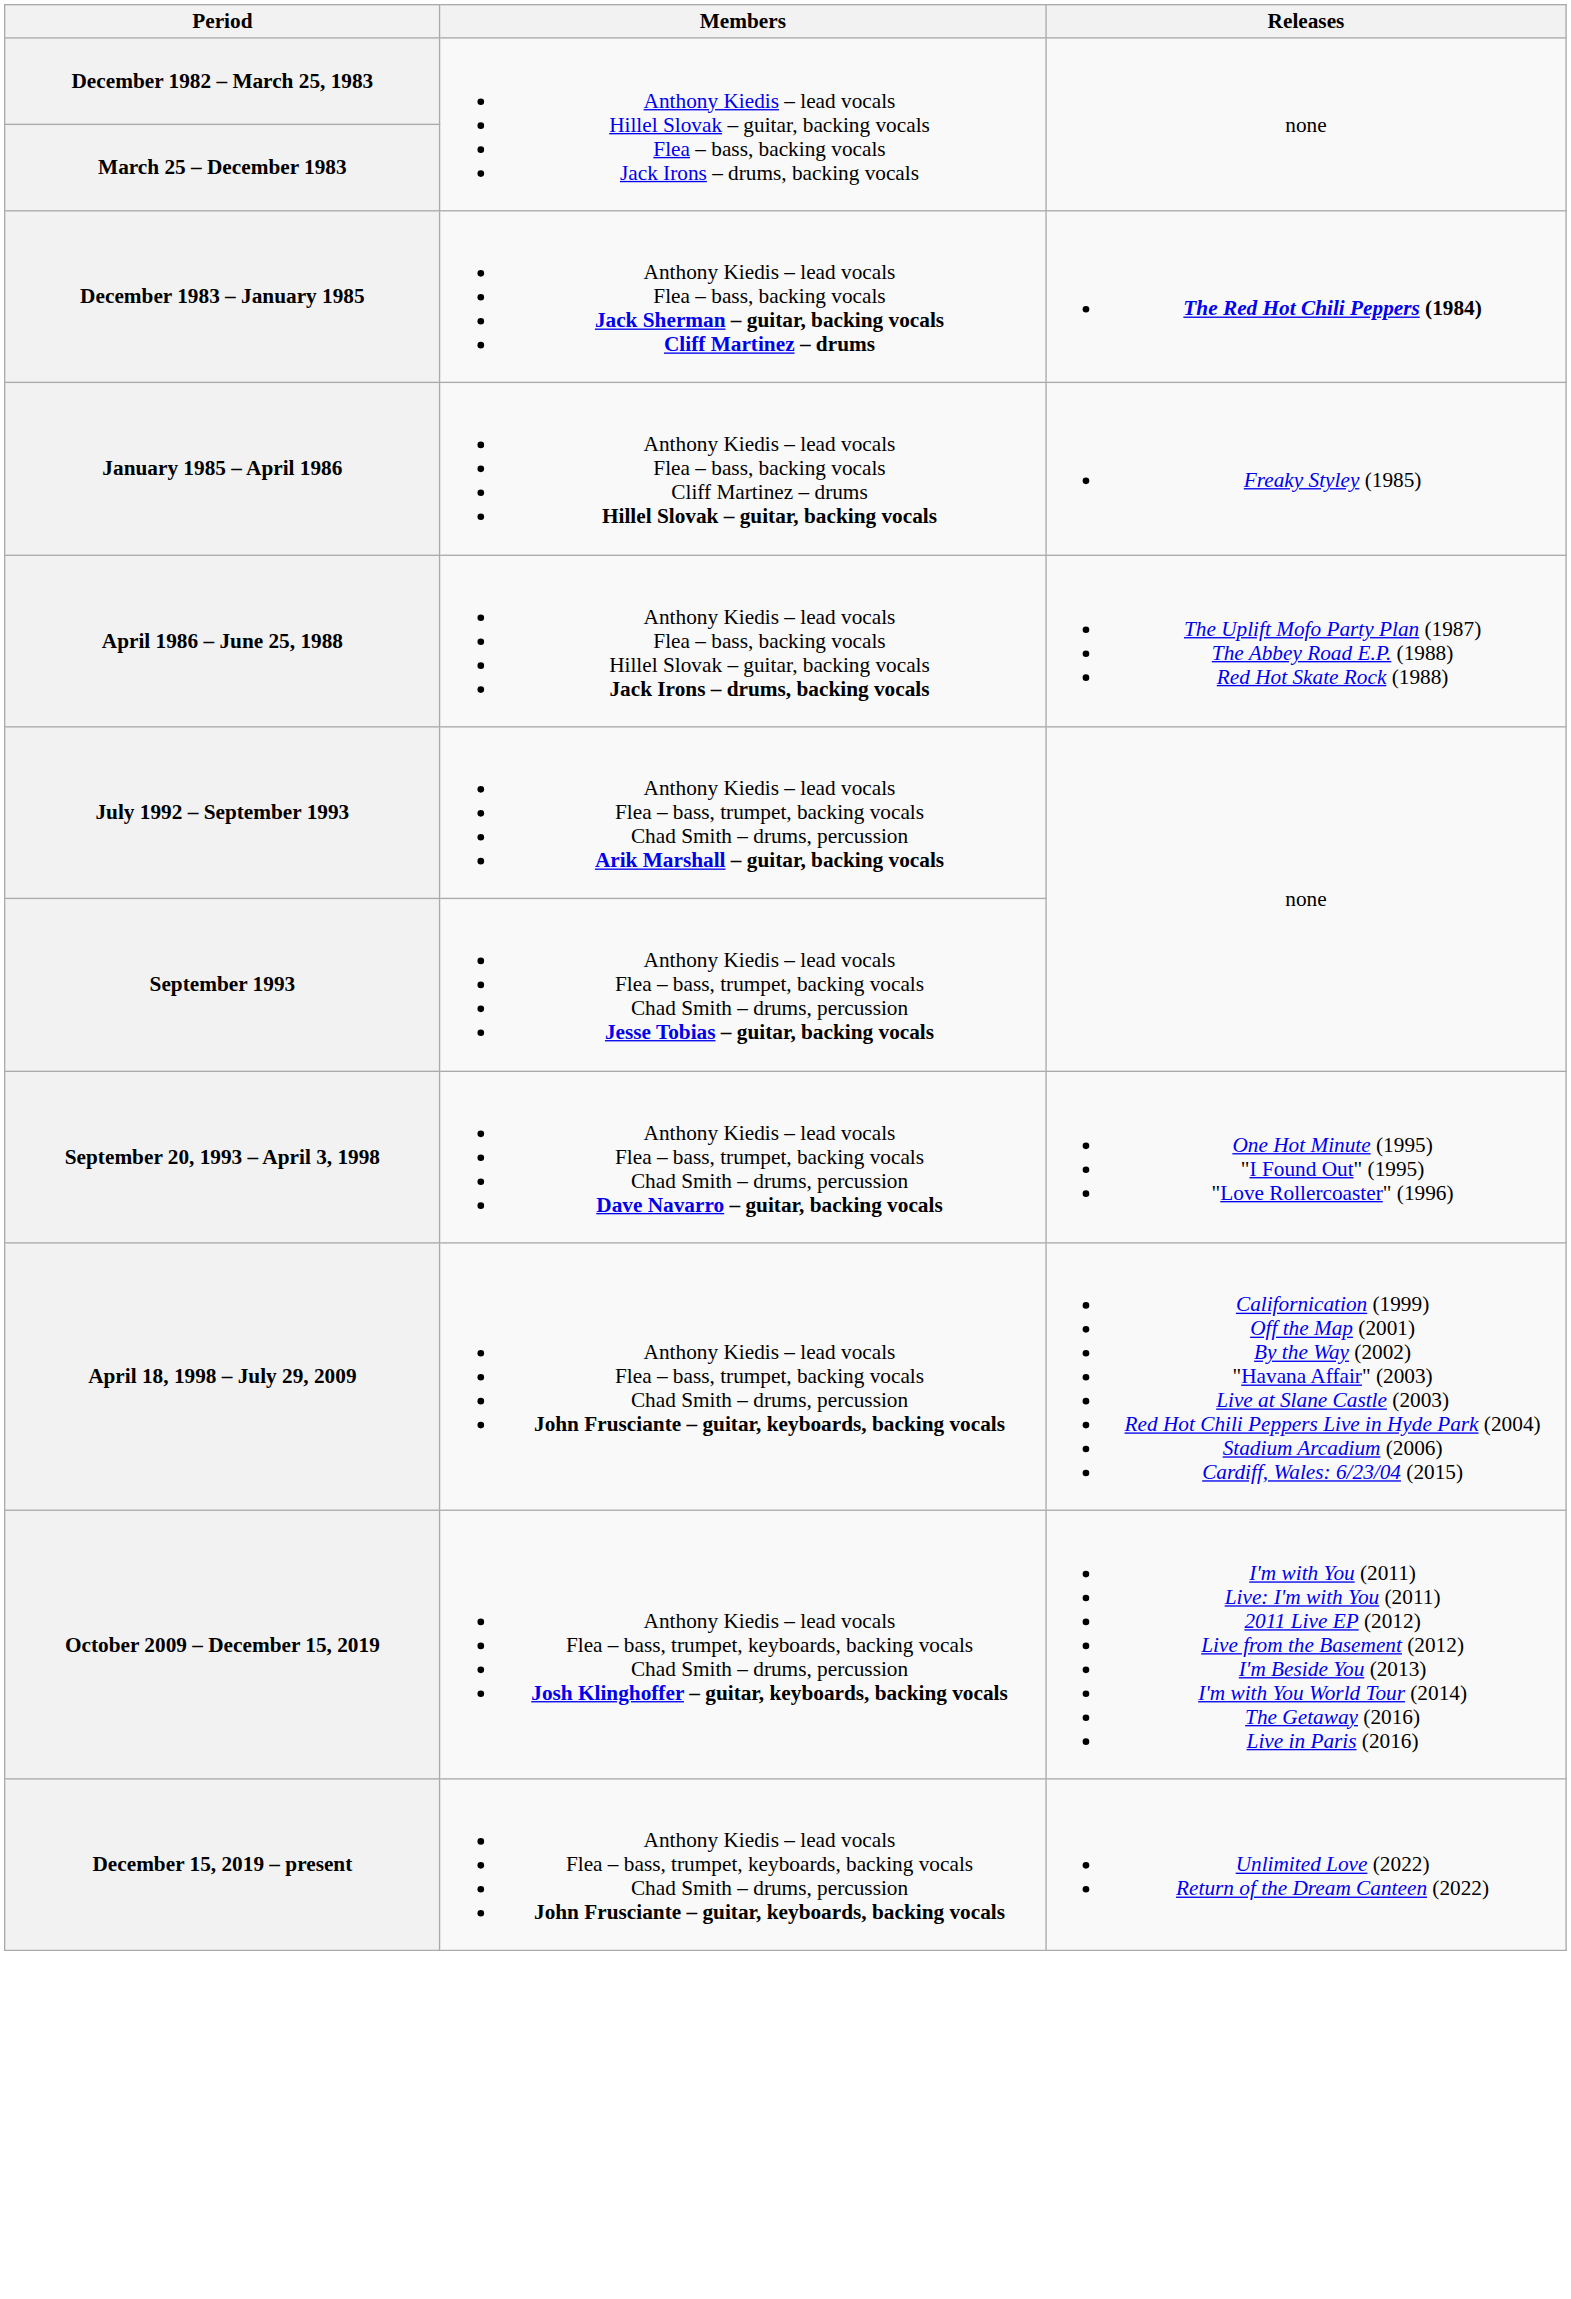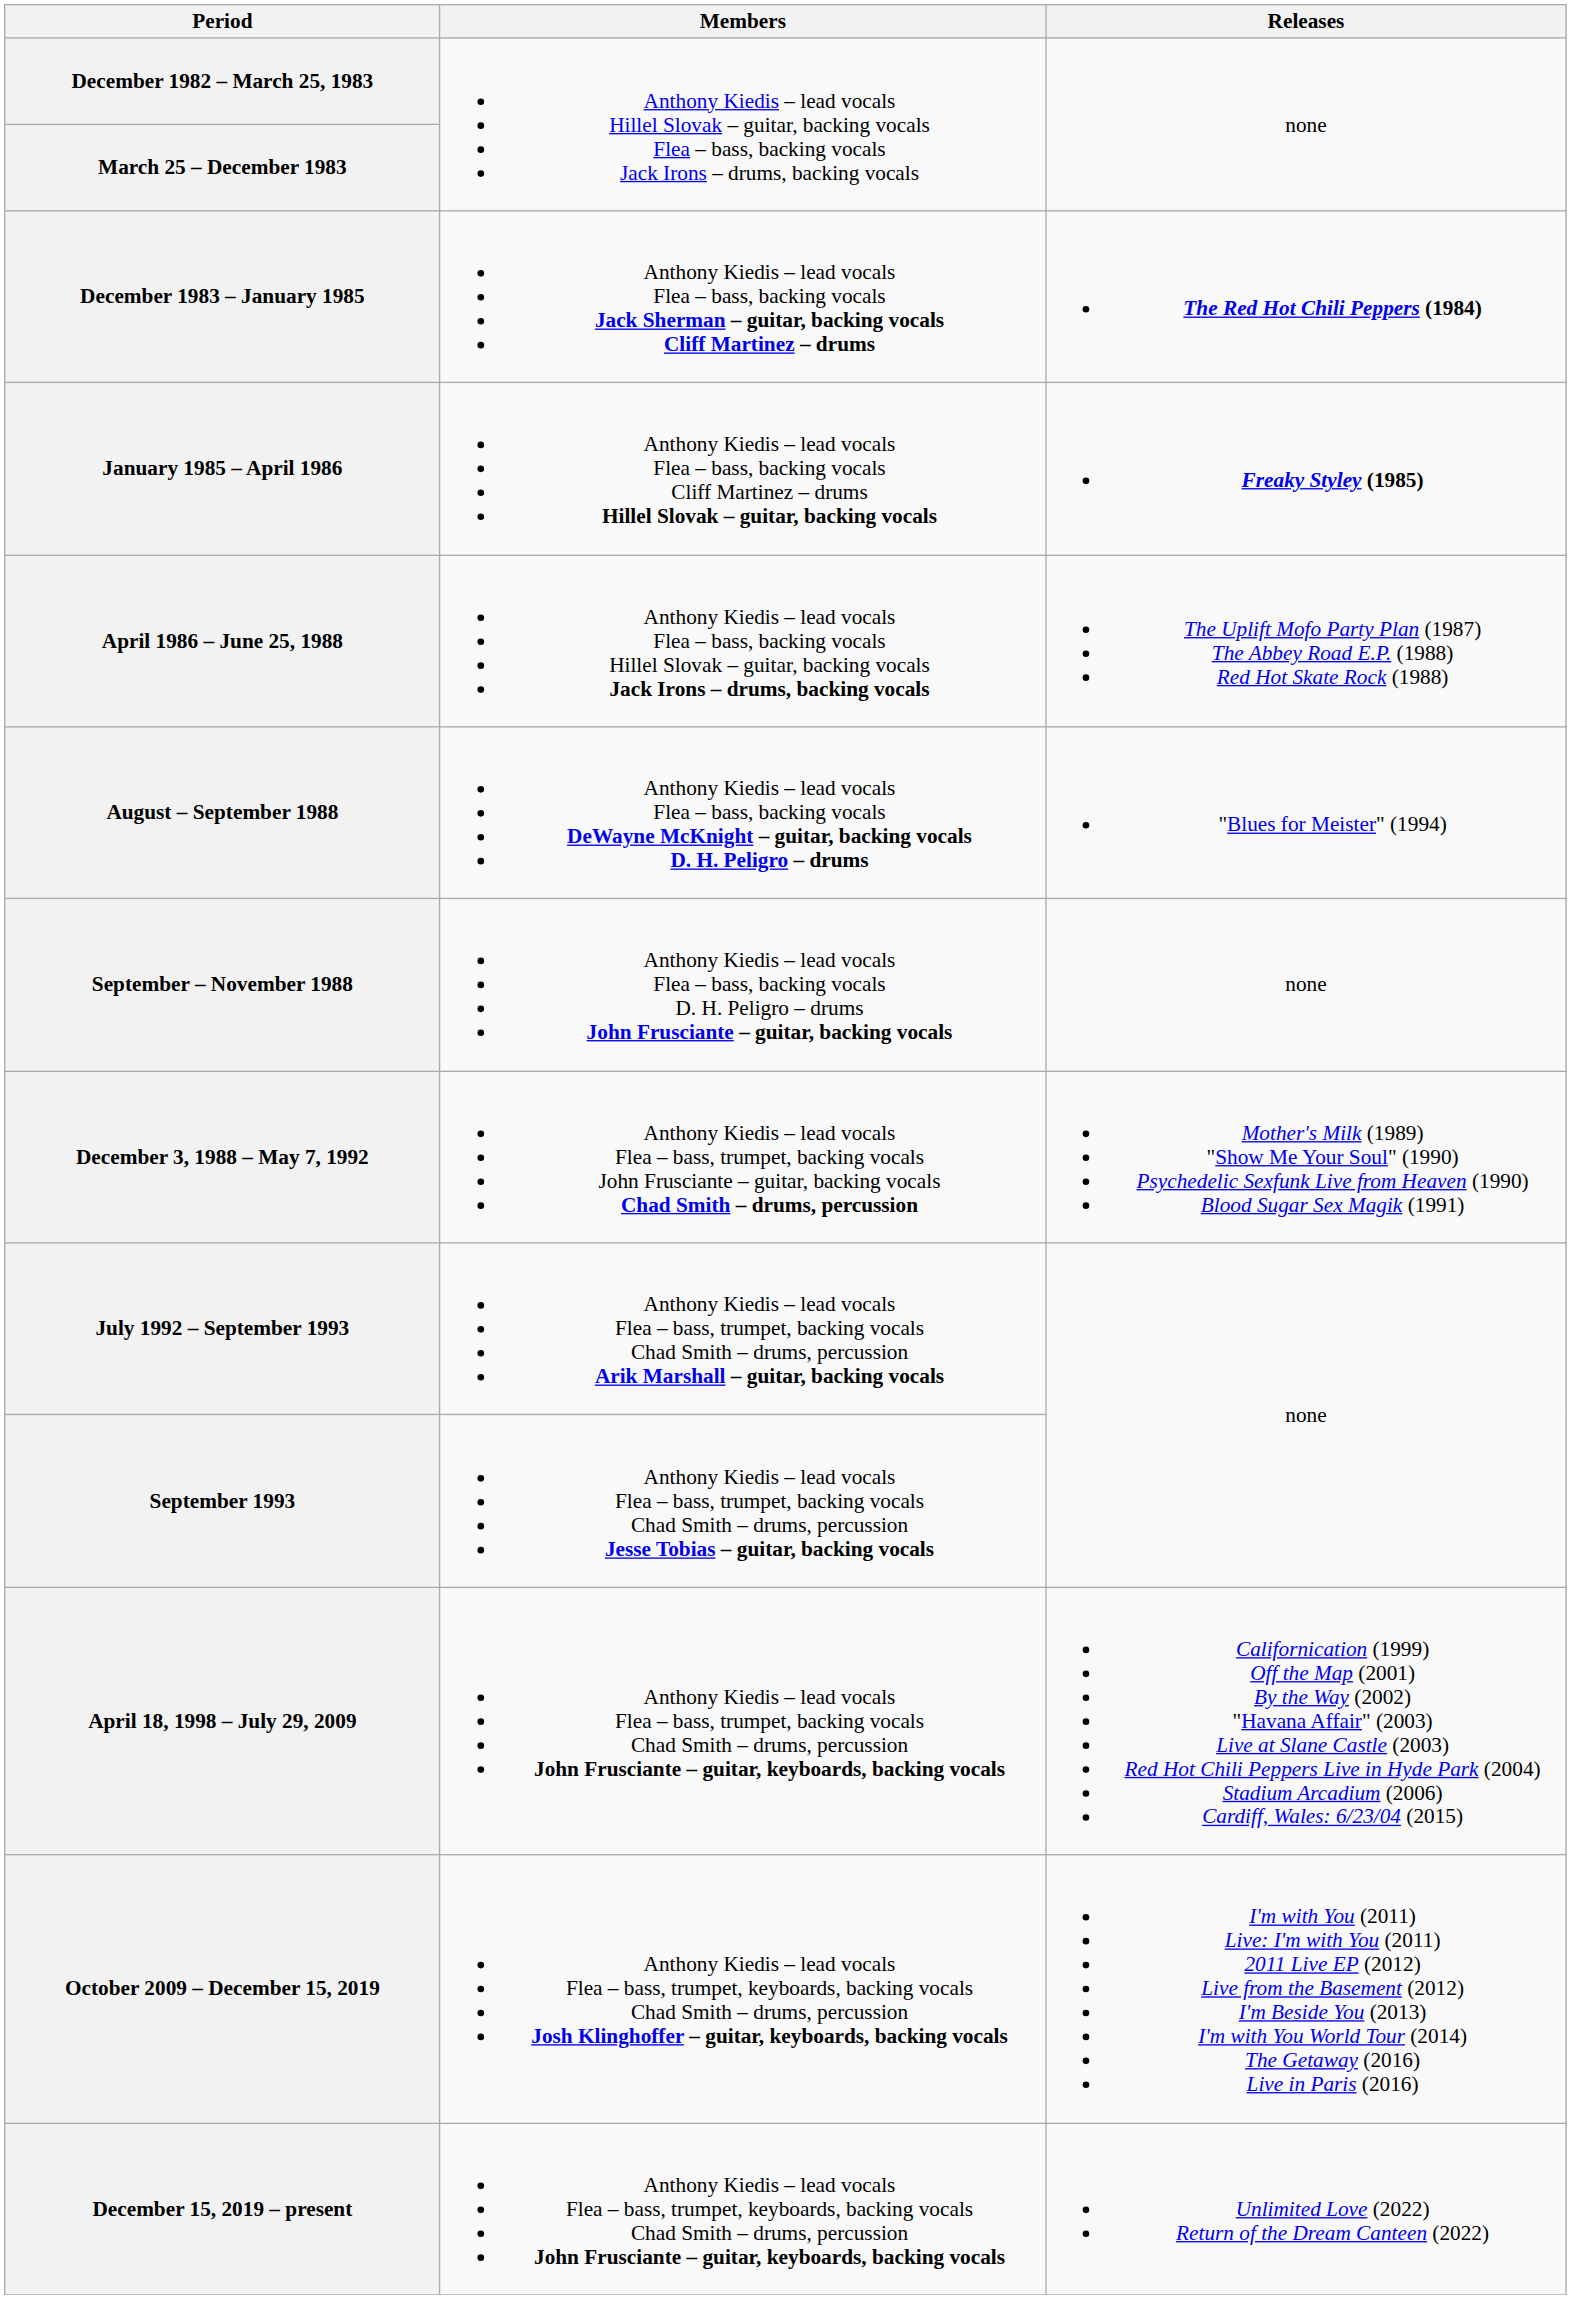(1306, 481) normal -> (1306, 481) bold
+ row: (222, 812)
+ row: (222, 984)
+ row: (222, 1156)
- row: (222, 1156)
